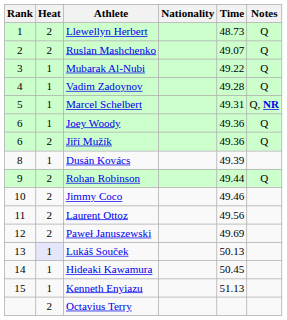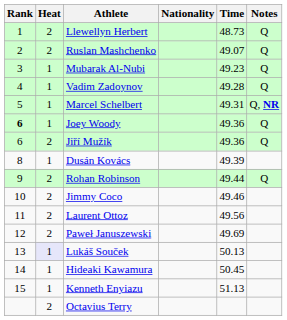(232, 68) 49.22 -> (232, 68) 49.23
(20, 123) normal -> (20, 123) bold
